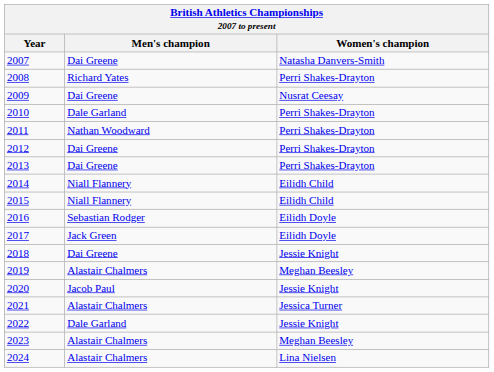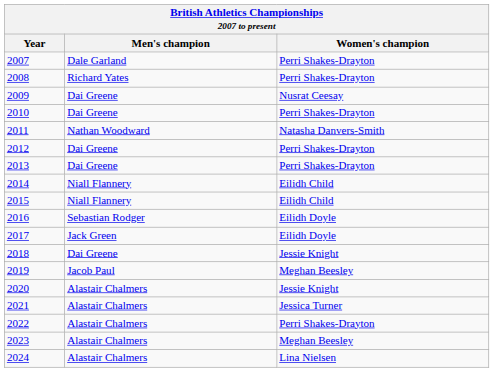(92, 60) Dai Greene -> (97, 60) Dale Garland
(332, 60) Natasha Danvers-Smith -> (327, 60) Perri Shakes-Drayton
(97, 113) Dale Garland -> (92, 113) Dai Greene
(327, 130) Perri Shakes-Drayton -> (332, 130) Natasha Danvers-Smith
(107, 270) Alastair Chalmers -> (91, 270) Jacob Paul
(91, 288) Jacob Paul -> (107, 288) Alastair Chalmers
(97, 323) Dale Garland -> (107, 323) Alastair Chalmers
(309, 323) Jessie Knight -> (327, 323) Perri Shakes-Drayton
